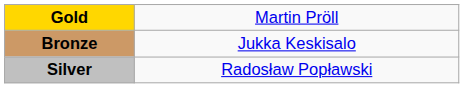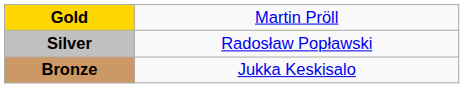rows swapped: (69, 69) <-> (69, 43)
